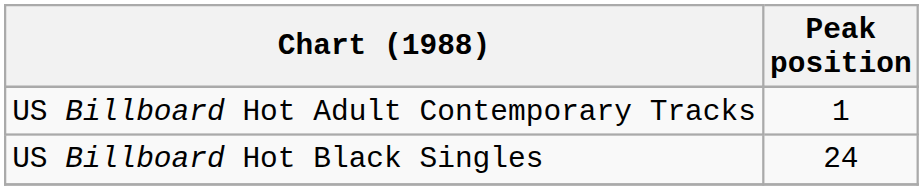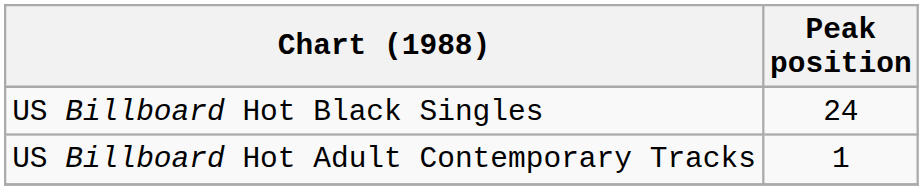rows swapped: (278, 159) <-> (384, 111)
